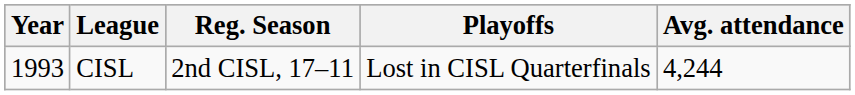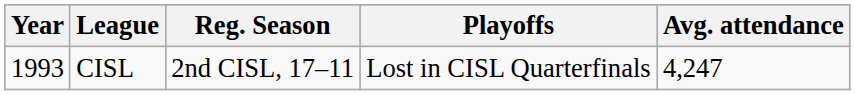(693, 67) 4,244 -> (693, 67) 4,247
